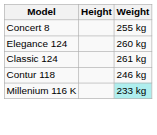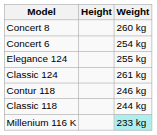(131, 28) 255 kg -> (131, 28) 260 kg
+ row: (28, 43)
(131, 43) 260 kg -> (131, 59) 255 kg
+ row: (32, 106)
